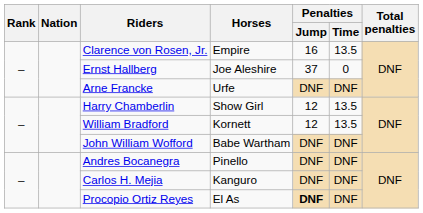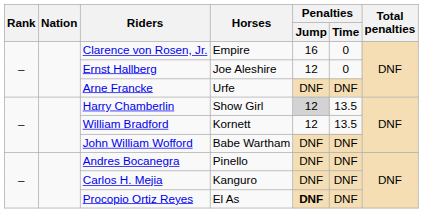(346, 50) 13.5 -> (346, 50) 0
(311, 69) 37 -> (311, 69) 12
(311, 106) no background -> (311, 106) lightgrey background
